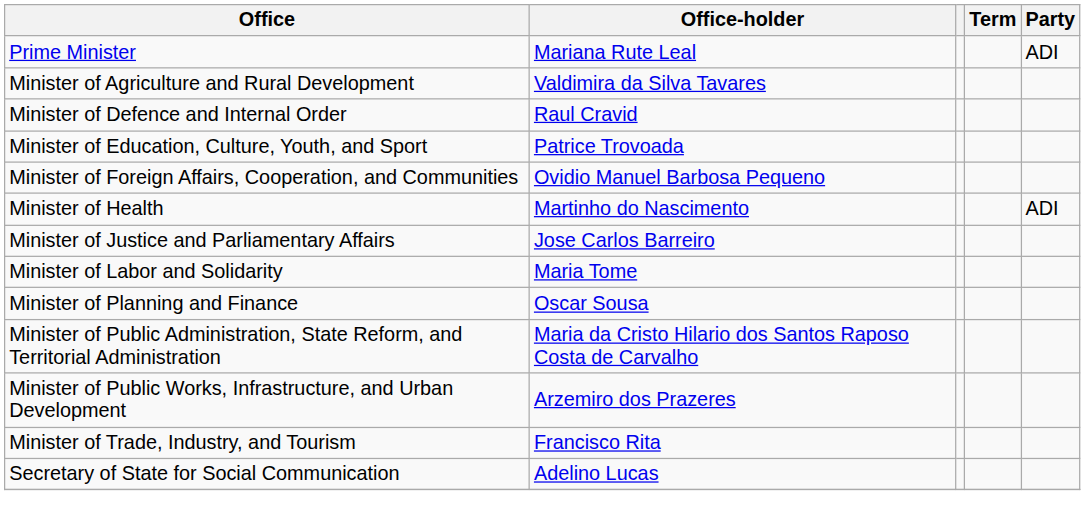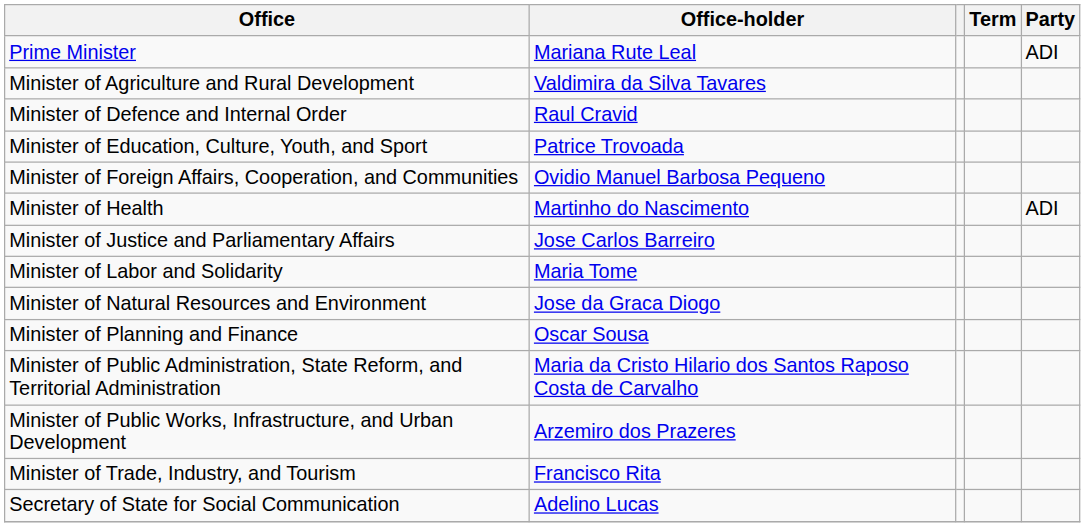+ row: (218, 303)
